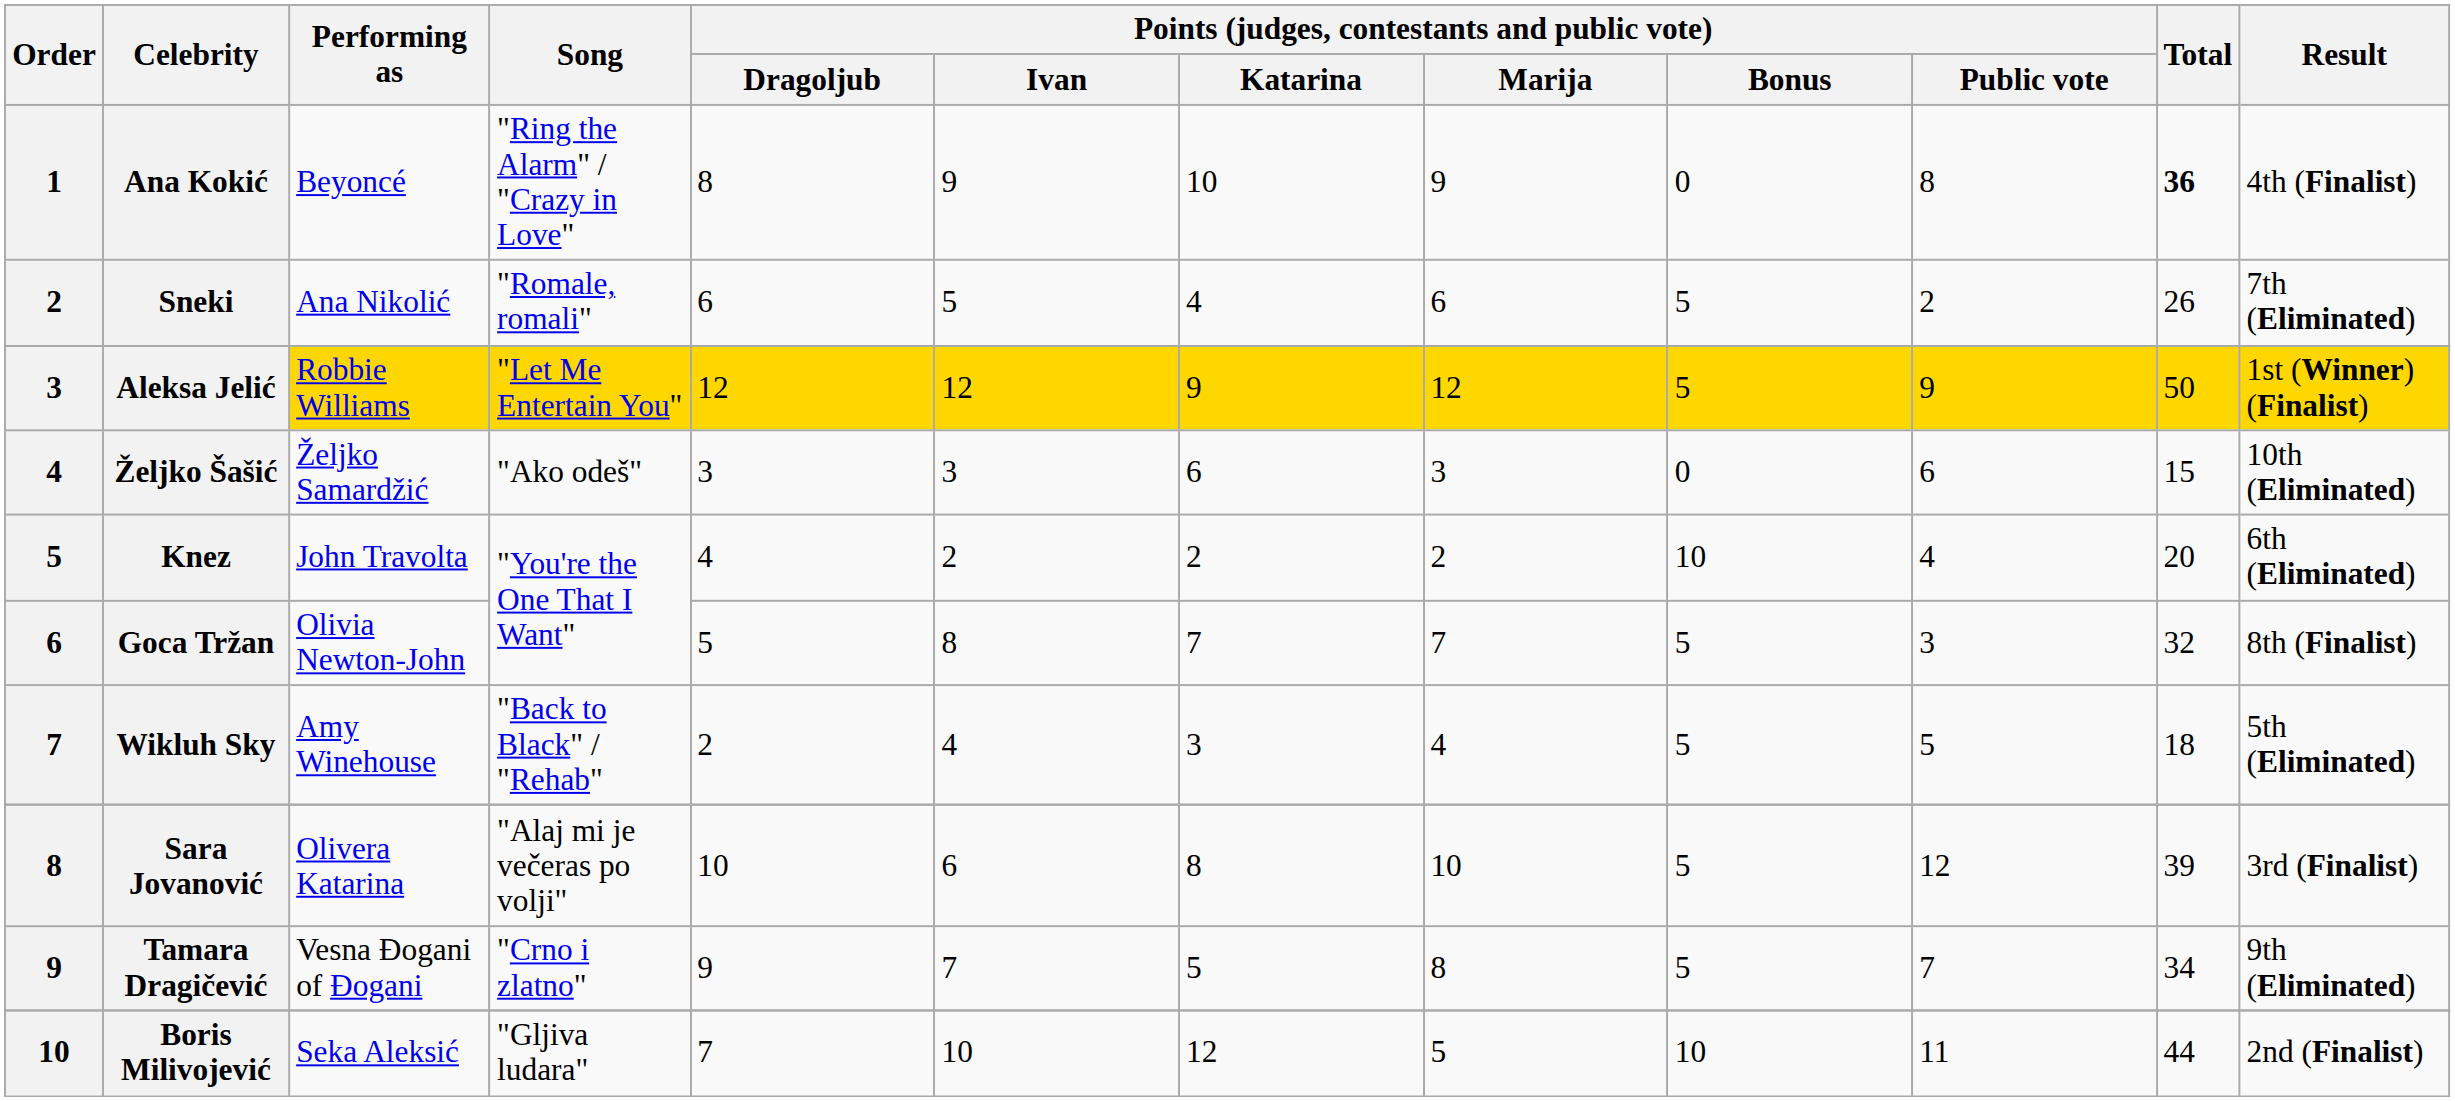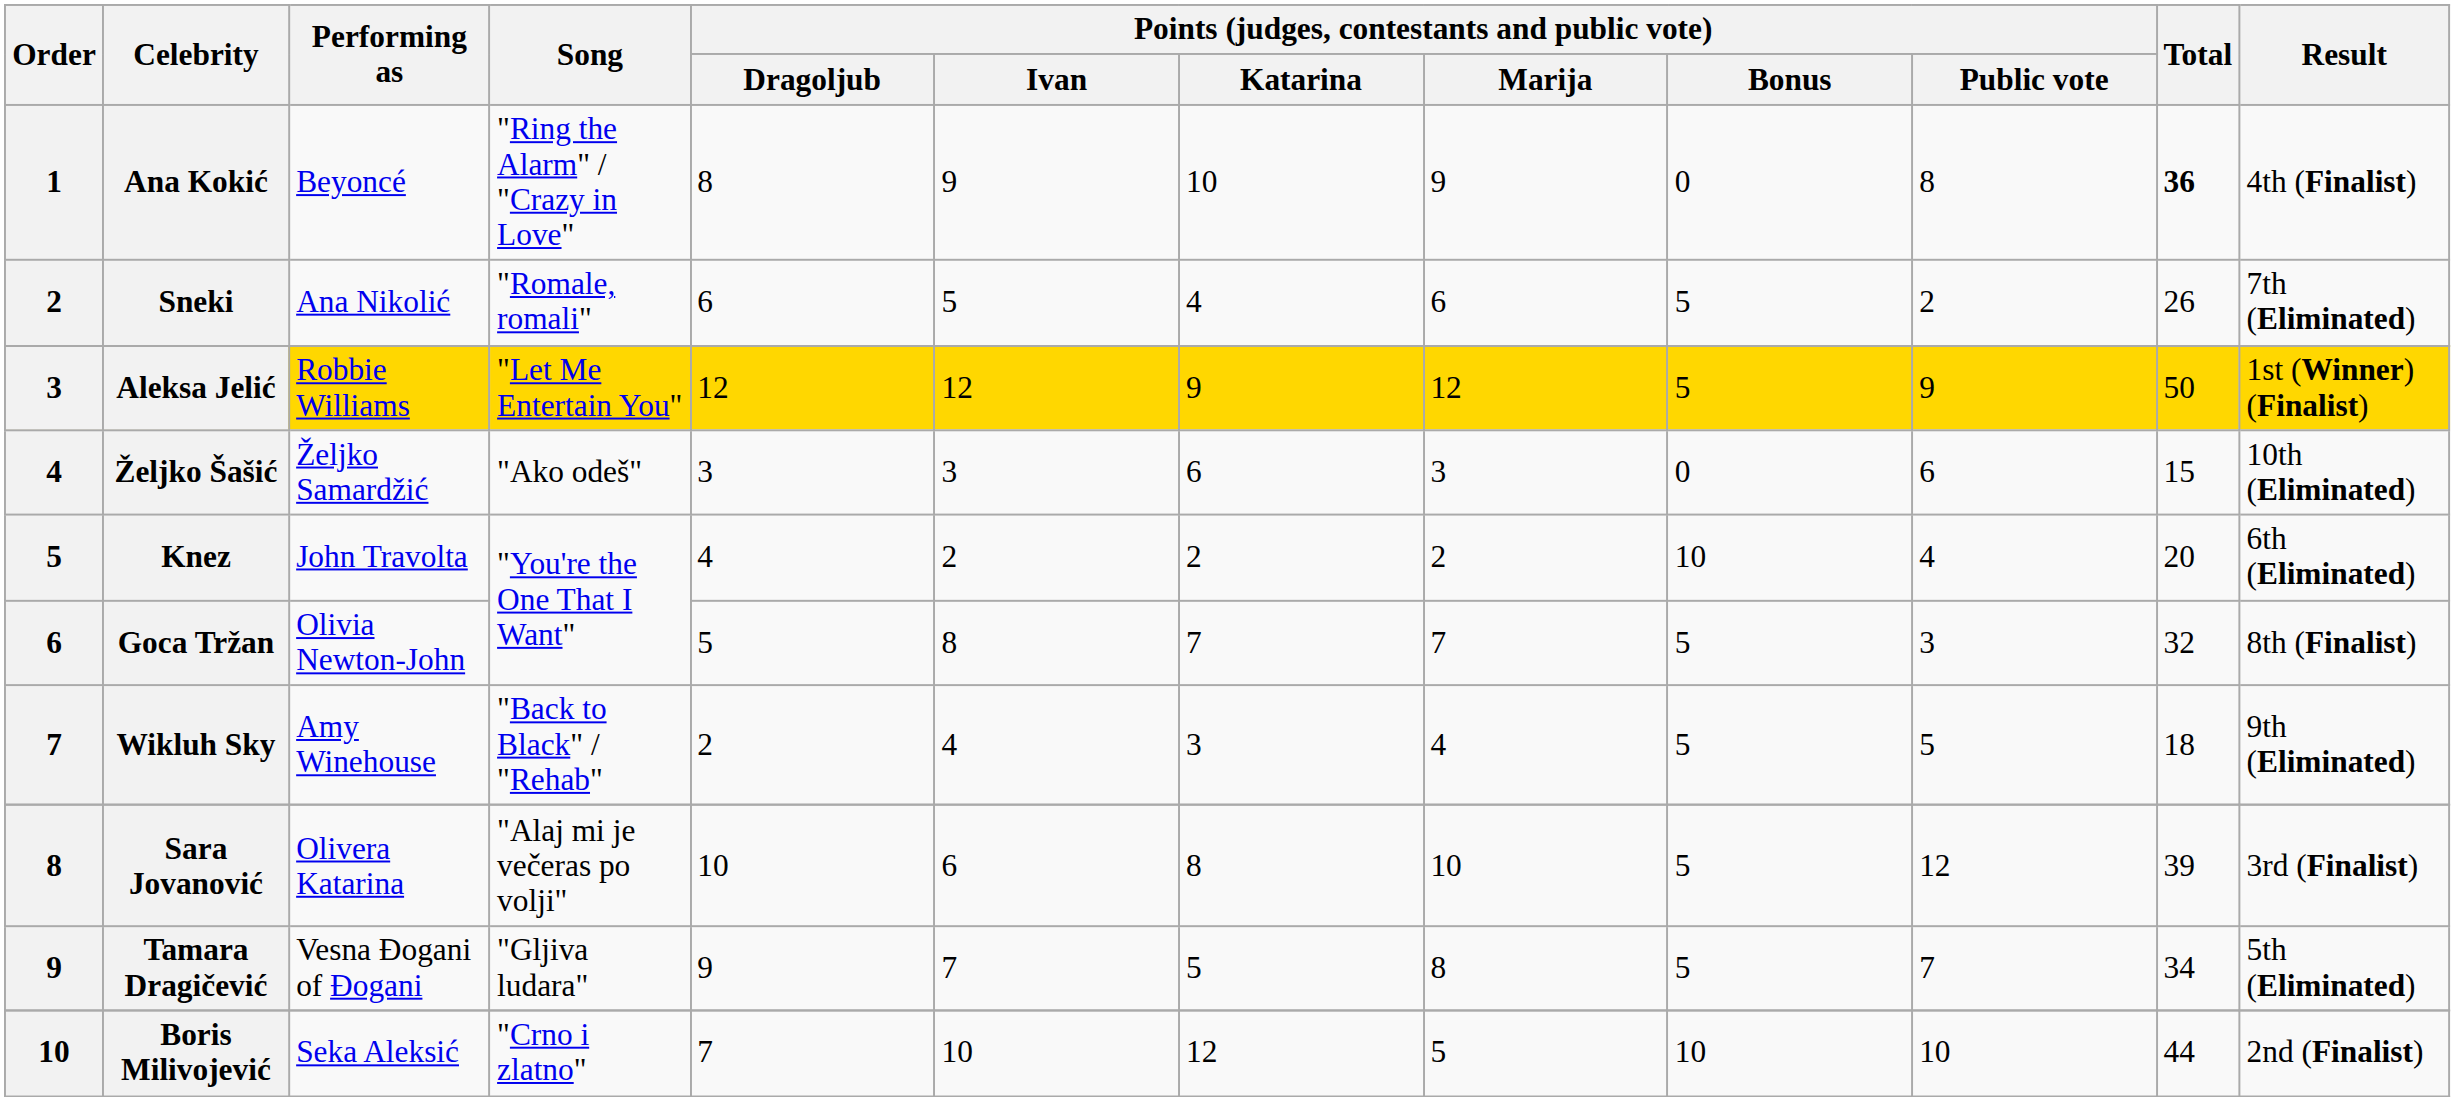(2331, 744) 5th (Eliminated) -> (2331, 744) 9th (Eliminated)
(543, 967) "Crno i zlatno" -> (543, 967) "Gljiva ludara"
(2331, 967) 9th (Eliminated) -> (2331, 967) 5th (Eliminated)
(543, 1052) "Gljiva ludara" -> (543, 1052) "Crno i zlatno"
(1934, 1052) 11 -> (1935, 1052) 10
